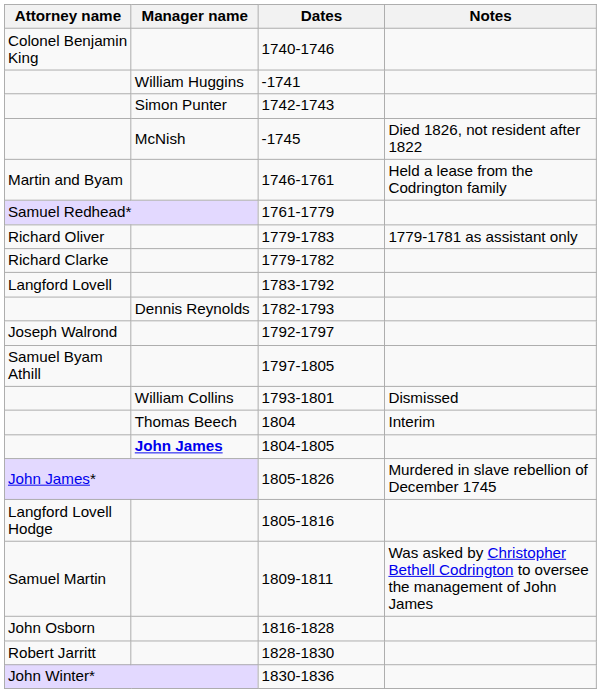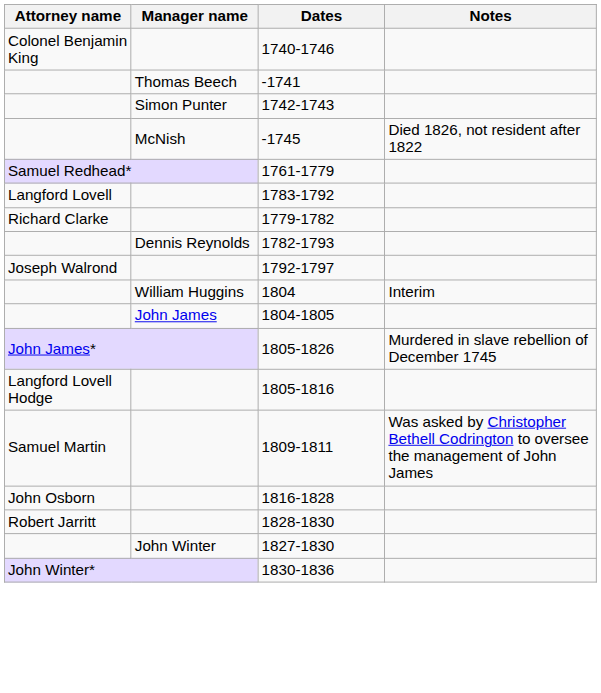(189, 81) William Huggins -> (186, 81) Thomas Beech
- row: (298, 179)
- row: (298, 236)
rows swapped: (298, 260) <-> (298, 284)
- row: (298, 365)
- row: (298, 398)
(186, 422) Thomas Beech -> (189, 291) William Huggins
(179, 446) bold -> (176, 315) normal
+ row: (298, 546)
